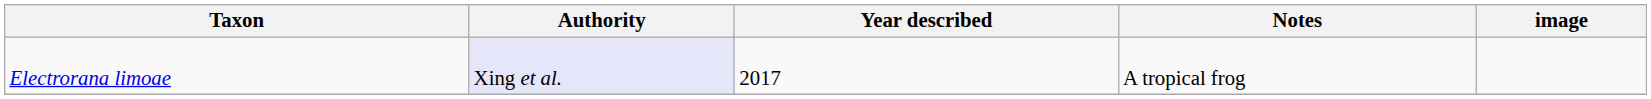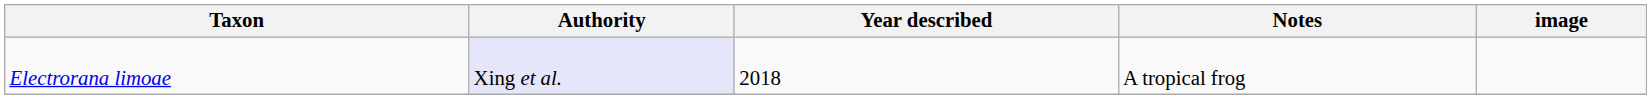(760, 77) 2017 -> (760, 77) 2018
